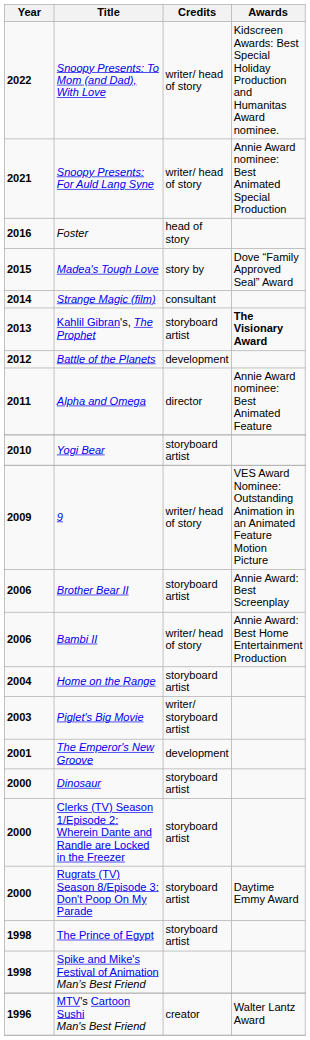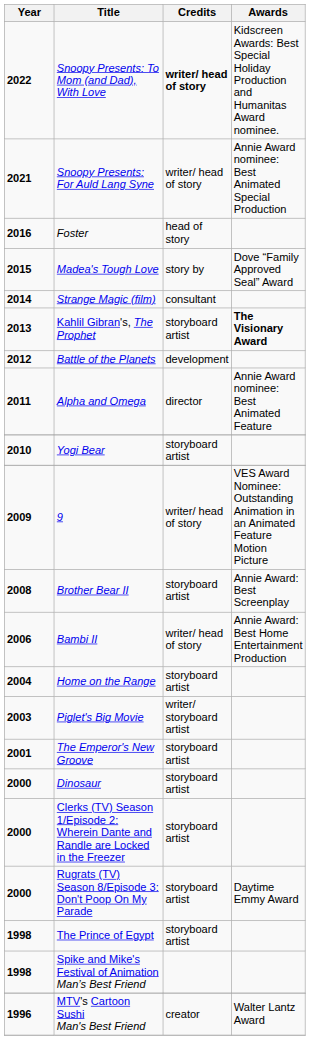(194, 80) normal -> (196, 80) bold
(19, 590) 2006 -> (19, 590) 2008
(197, 754) development -> (191, 754) storyboard artist
